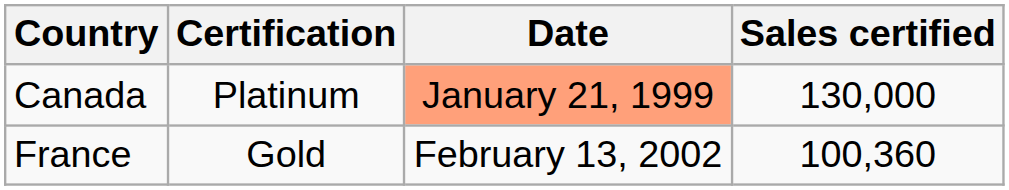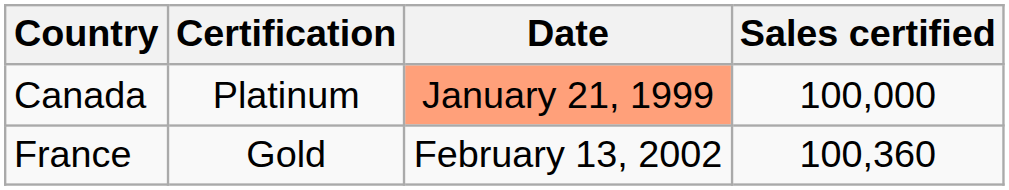(868, 94) 130,000 -> (868, 94) 100,000
